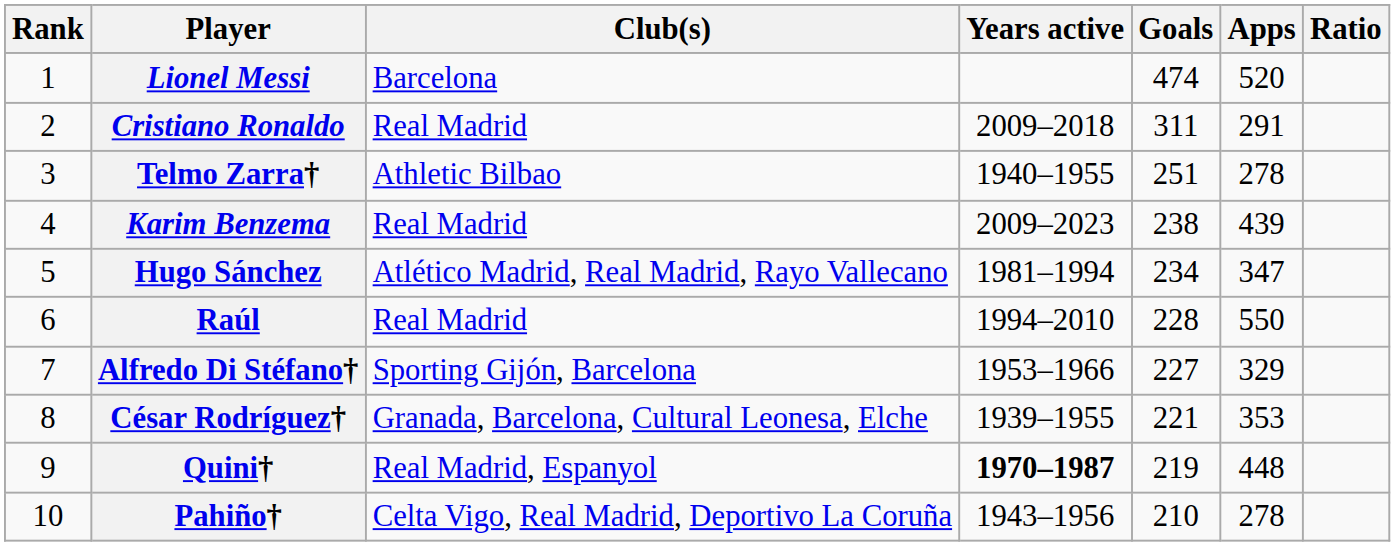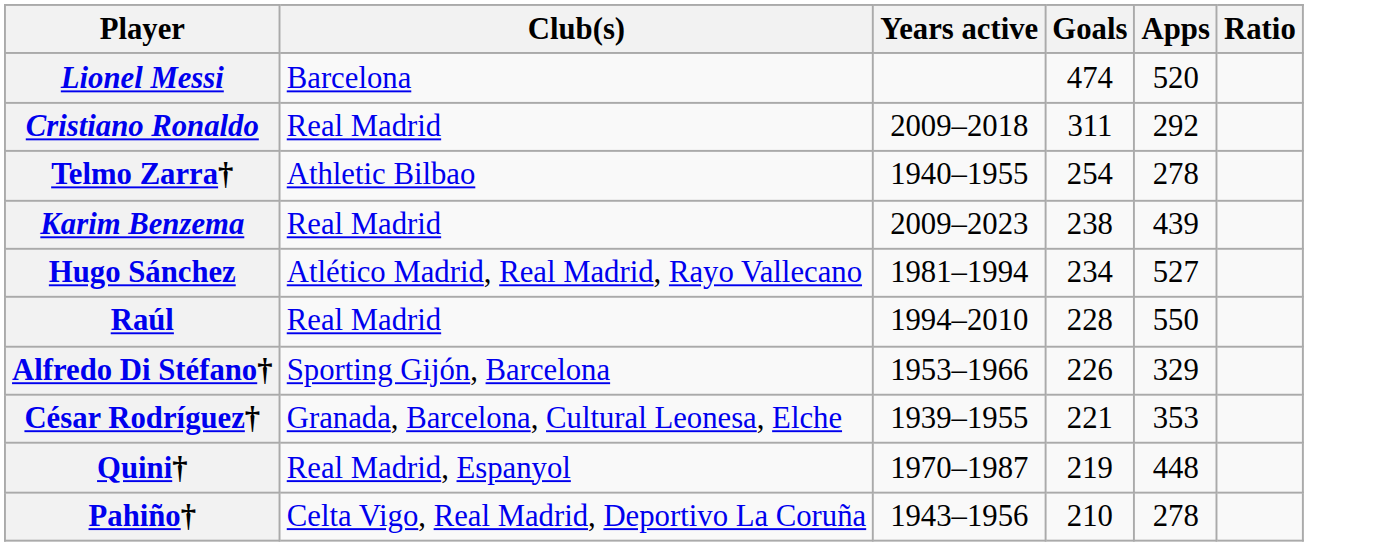- column: (48, 28)
(1262, 126) 291 -> (1176, 126) 292
(1176, 175) 251 -> (1090, 175) 254
(1262, 272) 347 -> (1176, 272) 527
(1176, 369) 227 -> (1090, 369) 226
(1045, 467) bold -> (959, 467) normal
